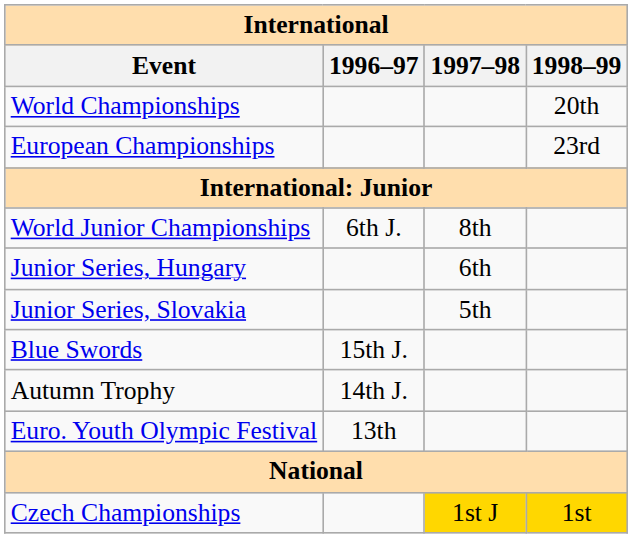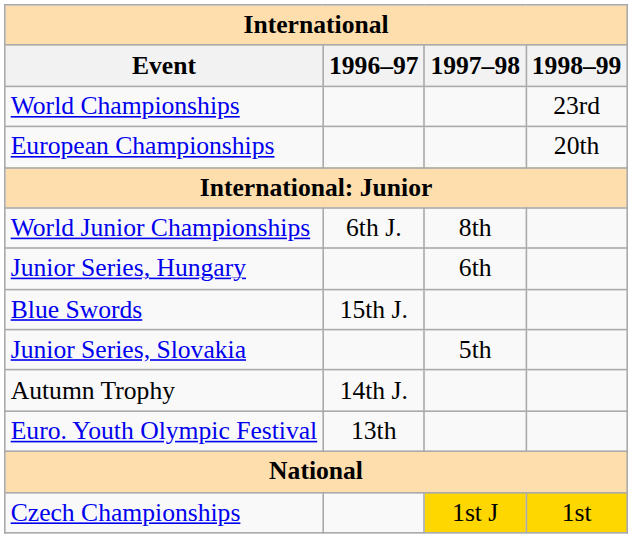(577, 106) 20th -> (577, 106) 23rd
(577, 146) 23rd -> (577, 146) 20th
rows swapped: (128, 308) <-> (76, 349)
